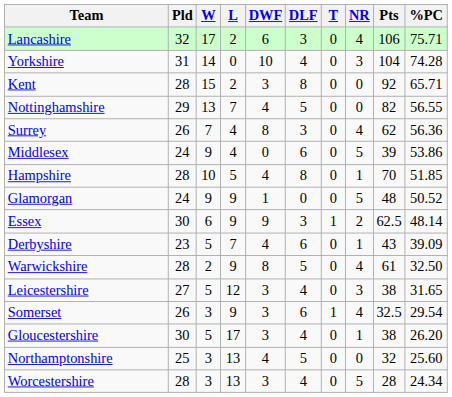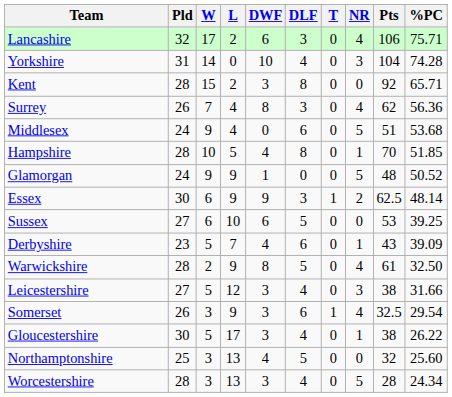- row: (56, 107)
(389, 152) 39 -> (389, 130) 51
(426, 152) 53.86 -> (426, 130) 53.68
+ row: (28, 221)
(426, 289) 31.65 -> (426, 289) 31.66
(426, 335) 26.20 -> (426, 335) 26.22
